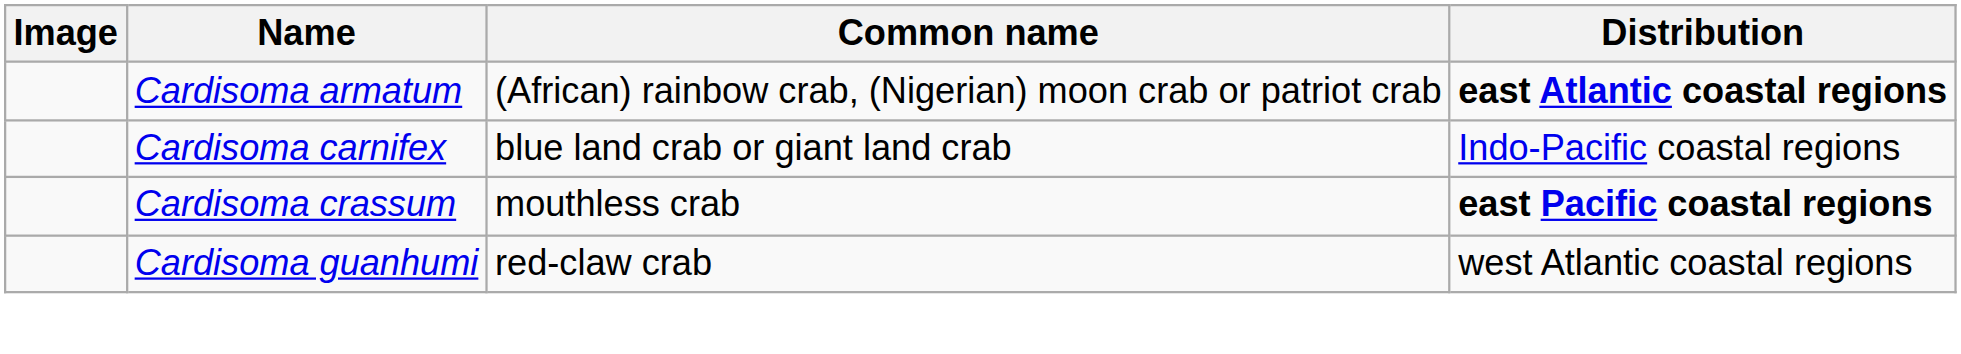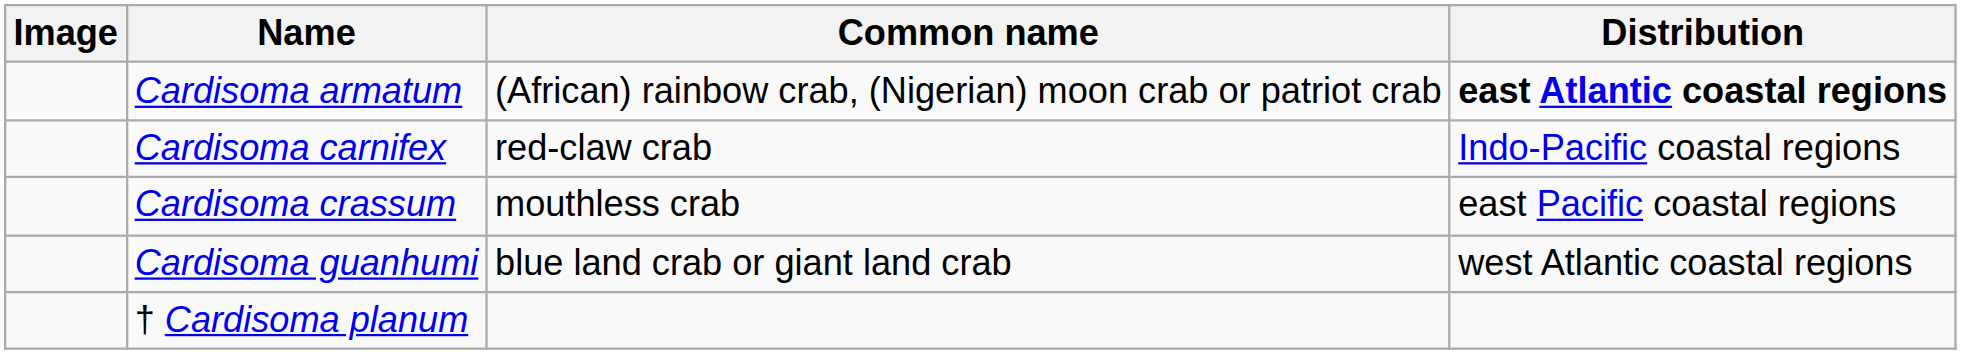(753, 147) blue land crab or giant land crab -> (604, 147) red-claw crab
(1695, 205) bold -> (1677, 205) normal
(604, 262) red-claw crab -> (753, 262) blue land crab or giant land crab
+ row: (301, 319)
